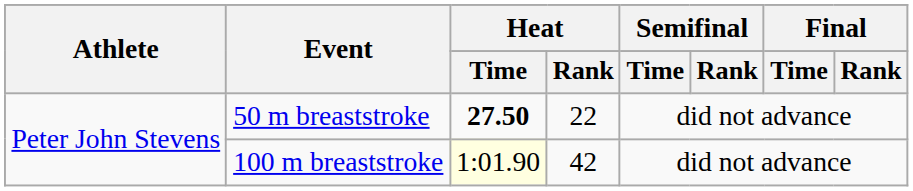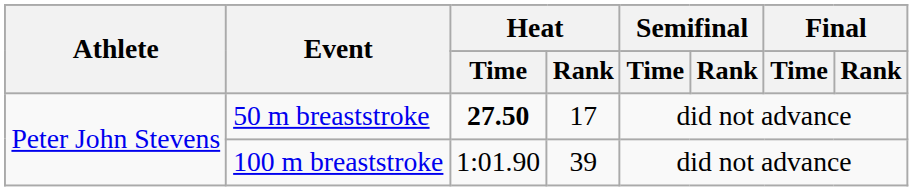(583, 116) 22 -> (583, 116) 17
(498, 162) lightyellow background -> (498, 162) no background
(583, 162) 42 -> (583, 162) 39
